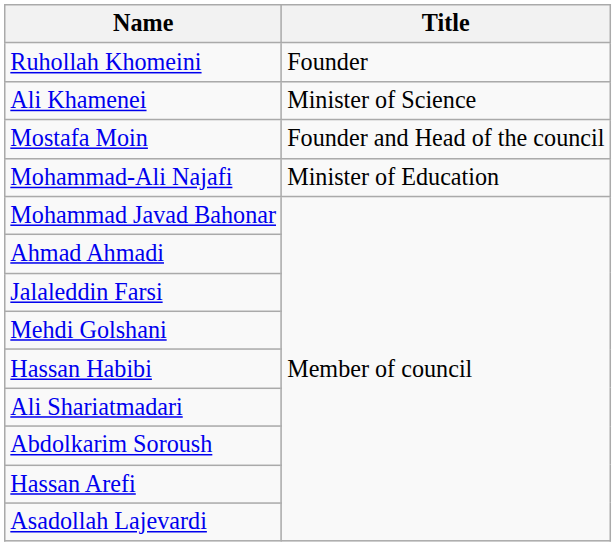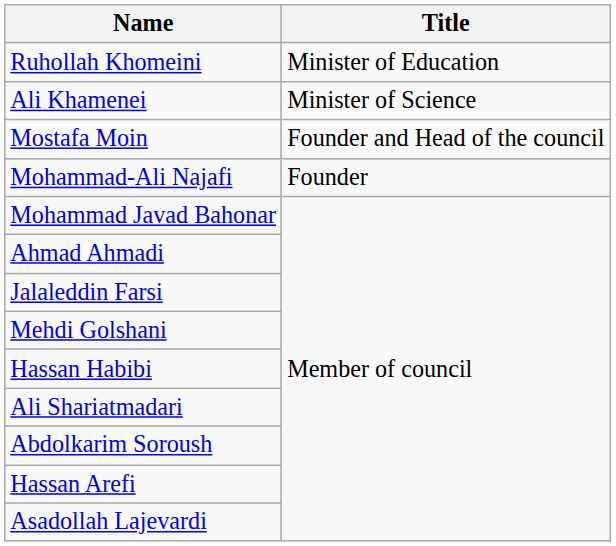(327, 61) Founder -> (393, 61) Minister of Education
(393, 176) Minister of Education -> (327, 176) Founder
